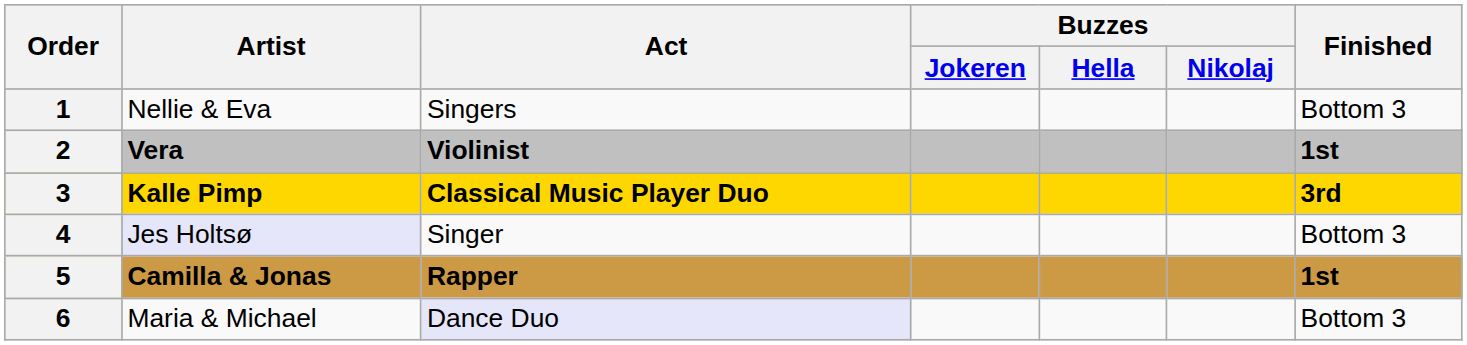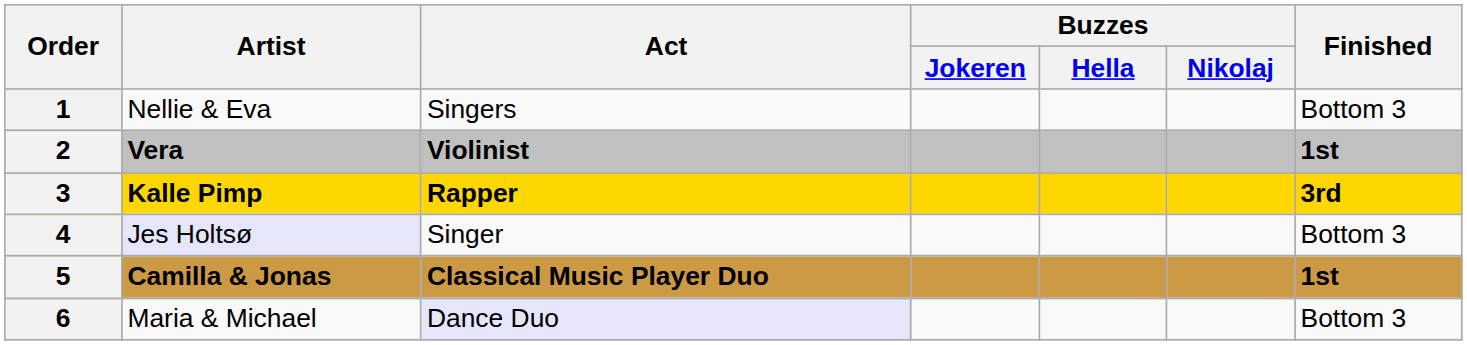(598, 192) Classical Music Player Duo -> (472, 192) Rapper
(472, 276) Rapper -> (598, 276) Classical Music Player Duo
